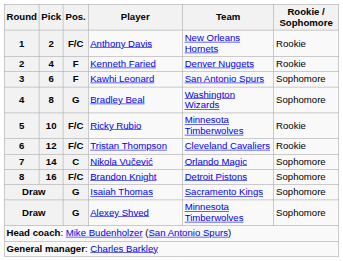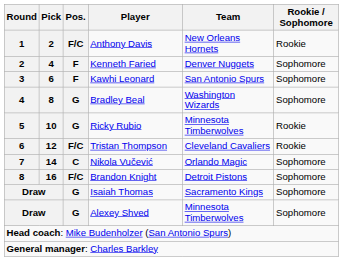(291, 64) Rookie -> (301, 64) Sophomore
(76, 126) F/C -> (76, 126) G
